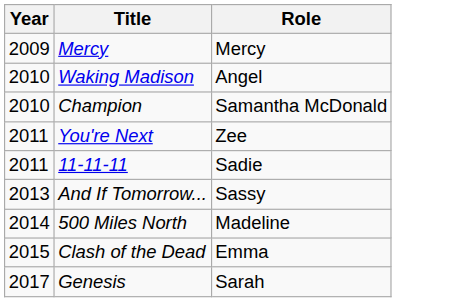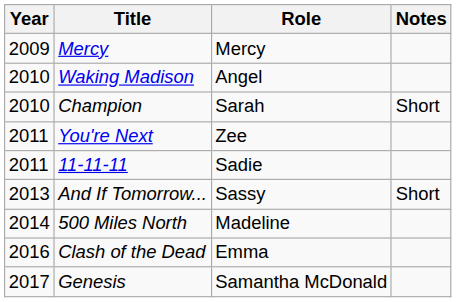+ column: (421, 19)
(301, 106) Samantha McDonald -> (240, 106) Sarah
(29, 252) 2015 -> (29, 252) 2016
(240, 281) Sarah -> (301, 281) Samantha McDonald
